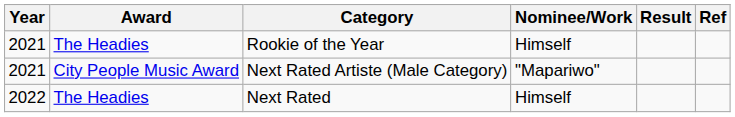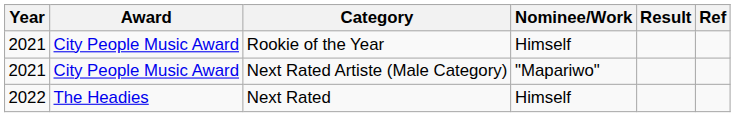(101, 44) The Headies -> (146, 44) City People Music Award
